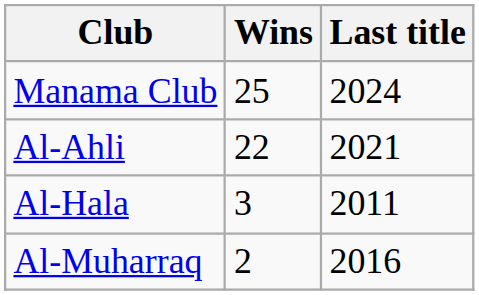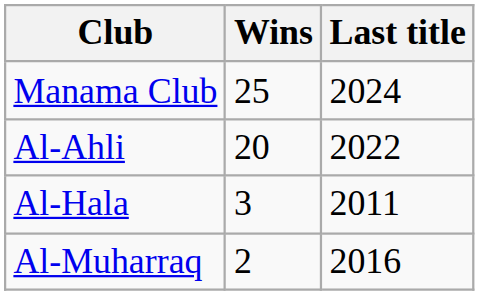(252, 146) 22 -> (252, 146) 20
(365, 146) 2021 -> (365, 146) 2022
